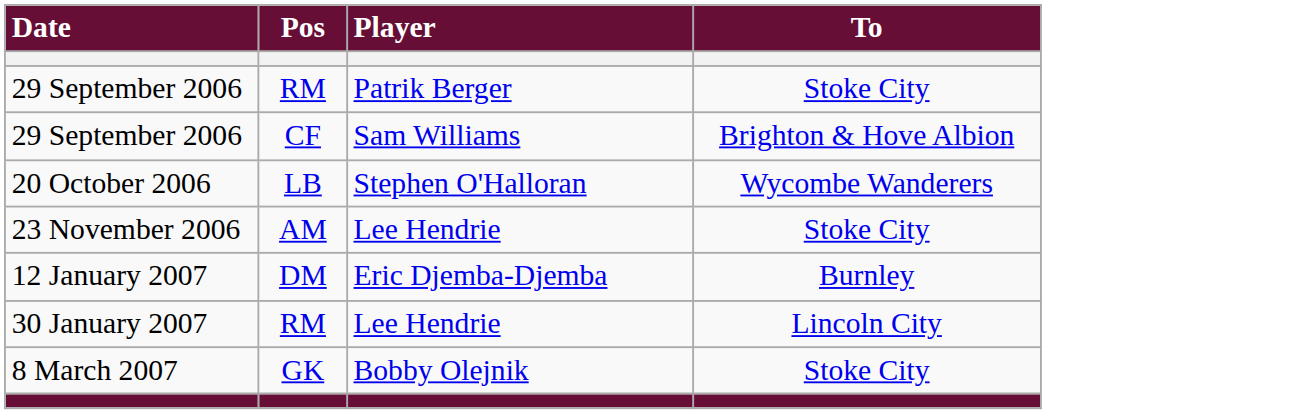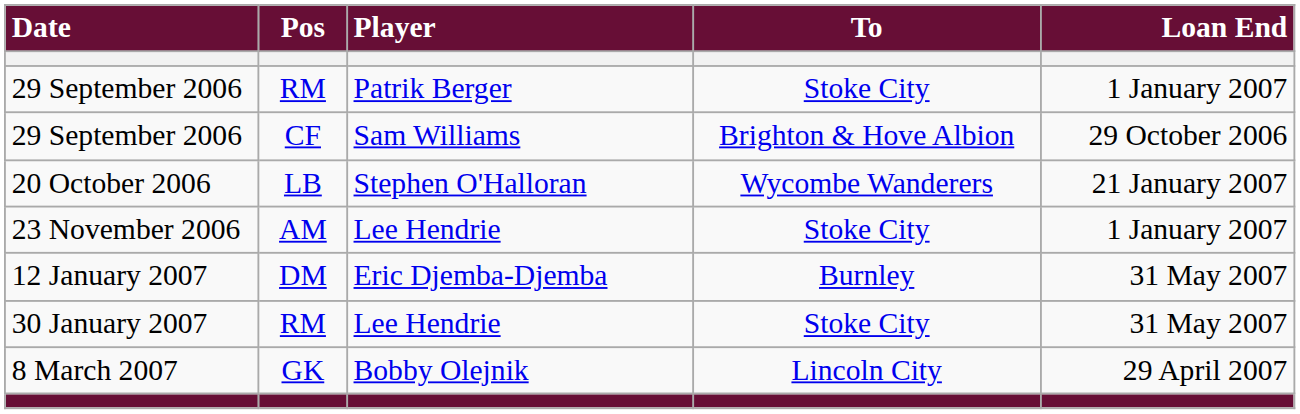+ column: (1167, 59)
(867, 323) Lincoln City -> (867, 323) Stoke City
(867, 370) Stoke City -> (867, 370) Lincoln City
